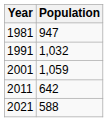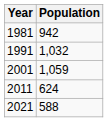(49, 32) 947 -> (49, 32) 942
(49, 88) 642 -> (49, 88) 624
